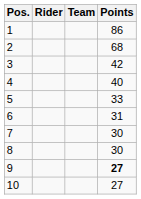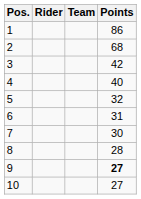(117, 99) 33 -> (117, 99) 32
(117, 151) 30 -> (117, 151) 28
